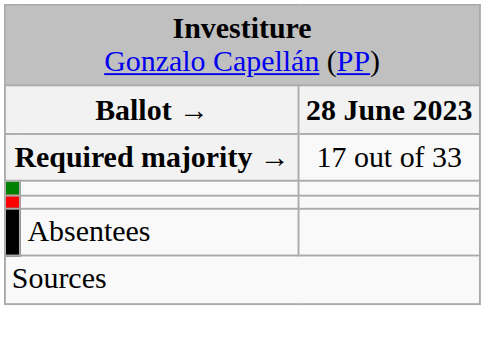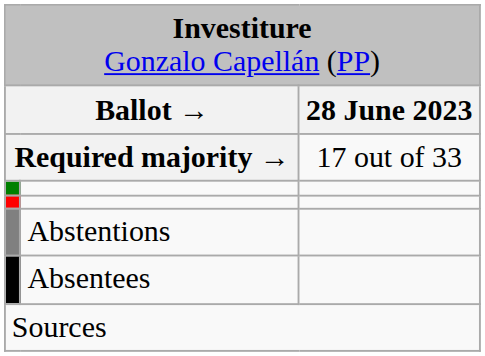+ row: (13, 232)
